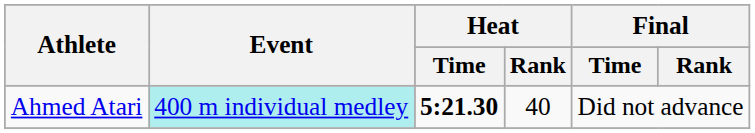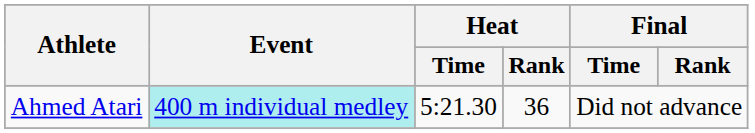(459, 107) bold -> (458, 107) normal
(538, 107) 40 -> (536, 107) 36
